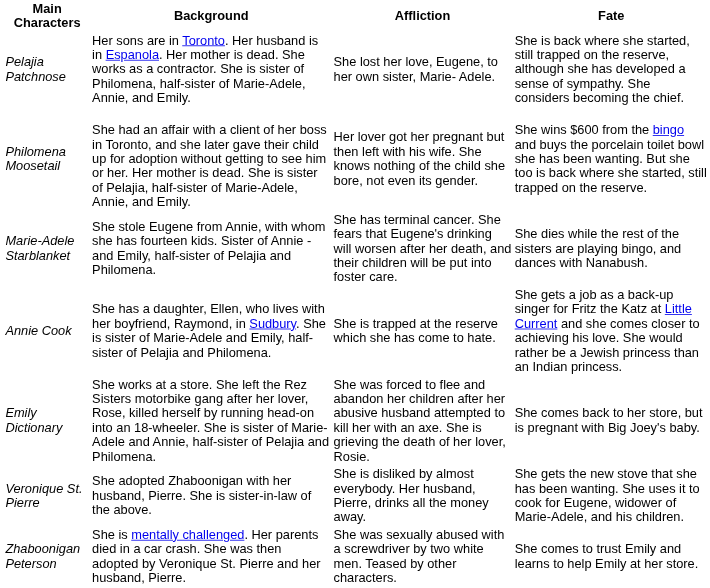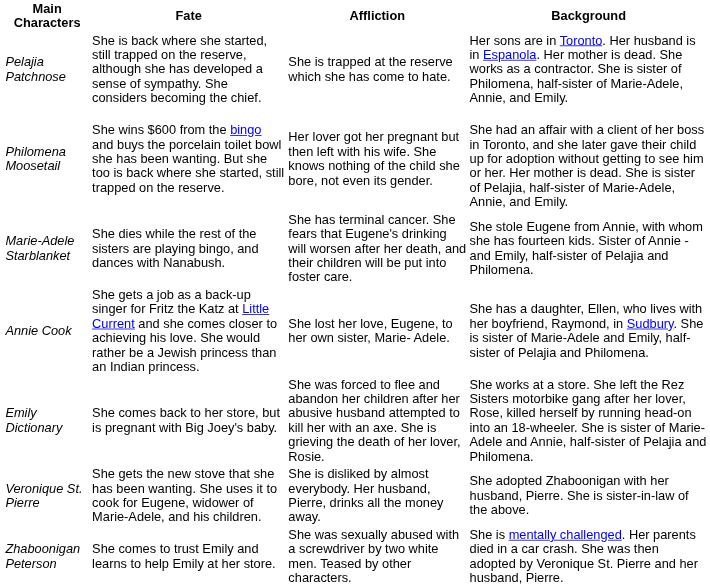columns swapped: (211, 15) <-> (611, 15)
(416, 69) She lost her love, Eugene, to her own sister, Marie- Adele. -> (371, 69) She is trapped at the reserve which she has come to hate.
(416, 331) She is trapped at the reserve which she has come to hate. -> (371, 331) She lost her love, Eugene, to her own sister, Marie- Adele.
